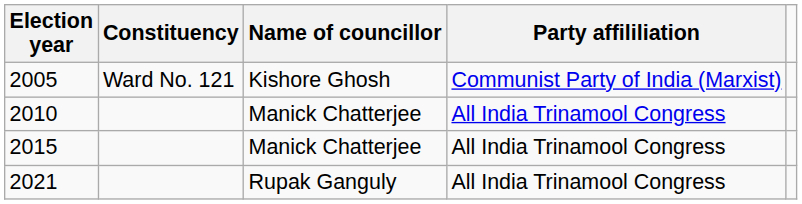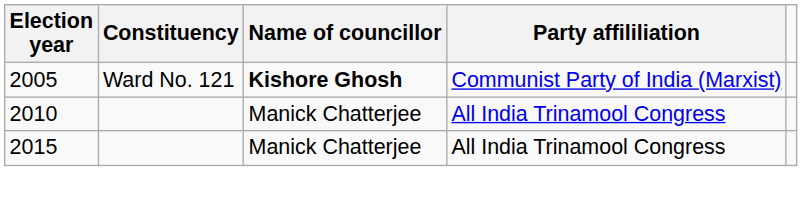(319, 79) normal -> (325, 79) bold
- row: (33, 181)
